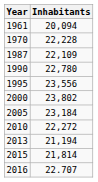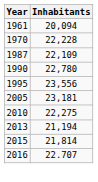- row: (17, 98)
(61, 112) 23,184 -> (61, 98) 23,181
(61, 127) 22,272 -> (61, 112) 22,275
